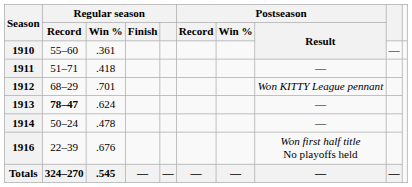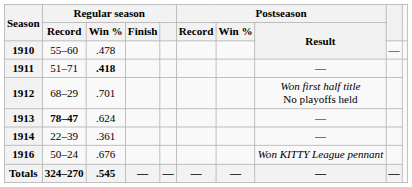(106, 50) .361 -> (106, 50) .478
(106, 68) normal -> (106, 68) bold
(320, 87) Won KITTY League pennant -> (320, 93) Won first half title No playoffs held
(64, 123) 50–24 -> (64, 136) 22–39
(106, 123) .478 -> (106, 136) .361
(64, 148) 22–39 -> (64, 155) 50–24
(320, 148) Won first half title No playoffs held -> (320, 155) Won KITTY League pennant
